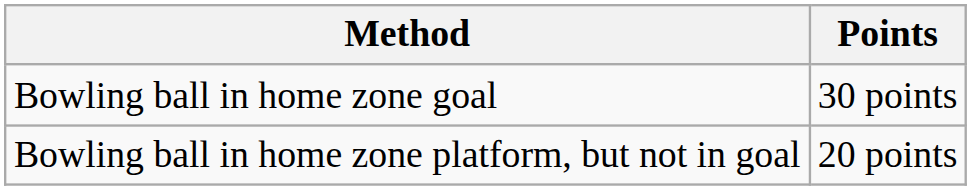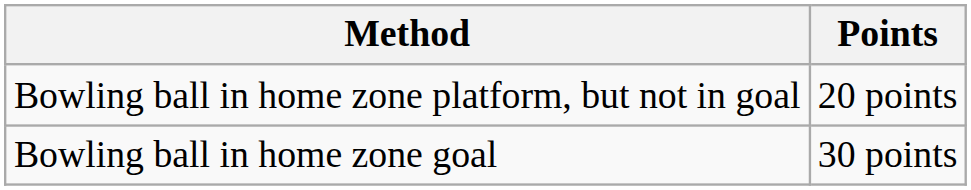rows swapped: (256, 94) <-> (407, 154)
